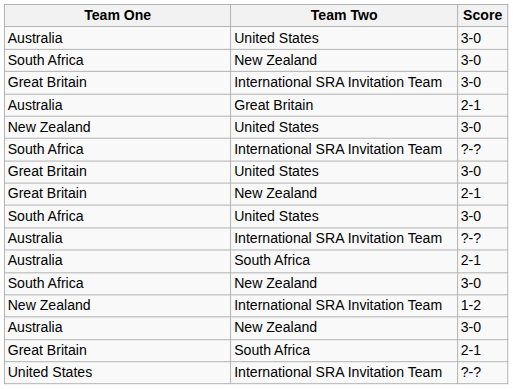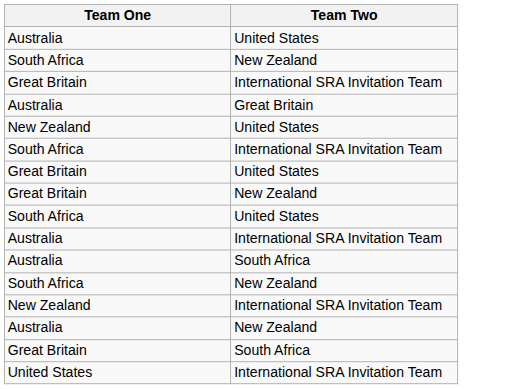- column: (483, 15)
